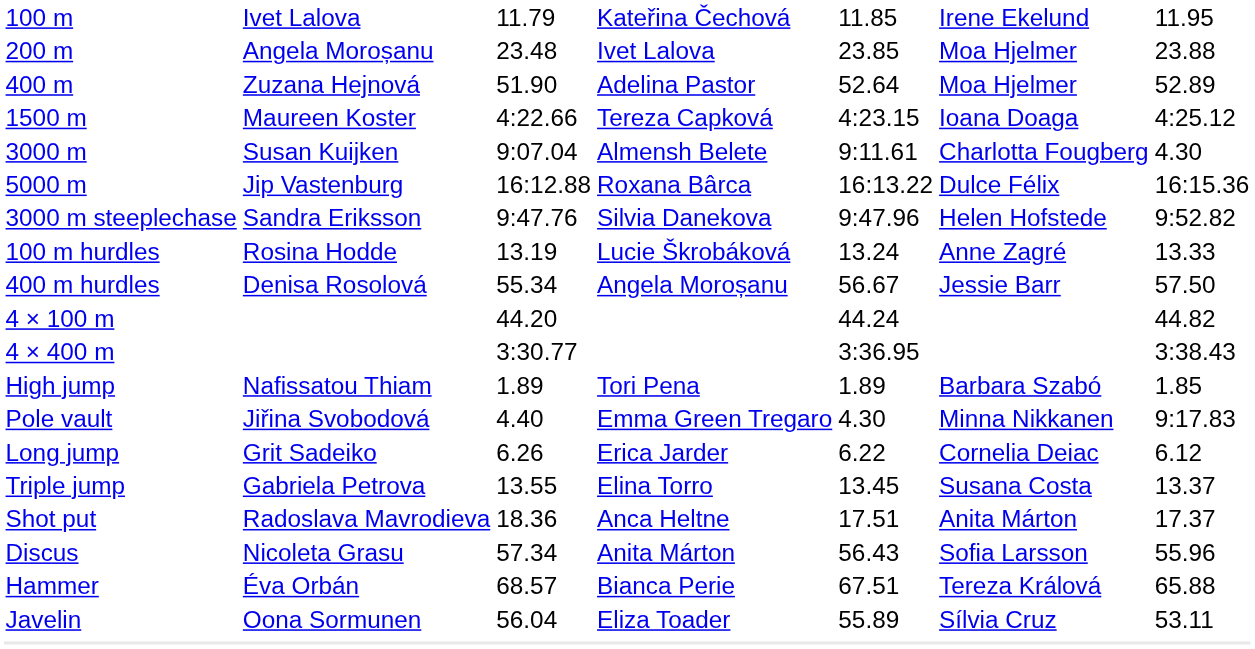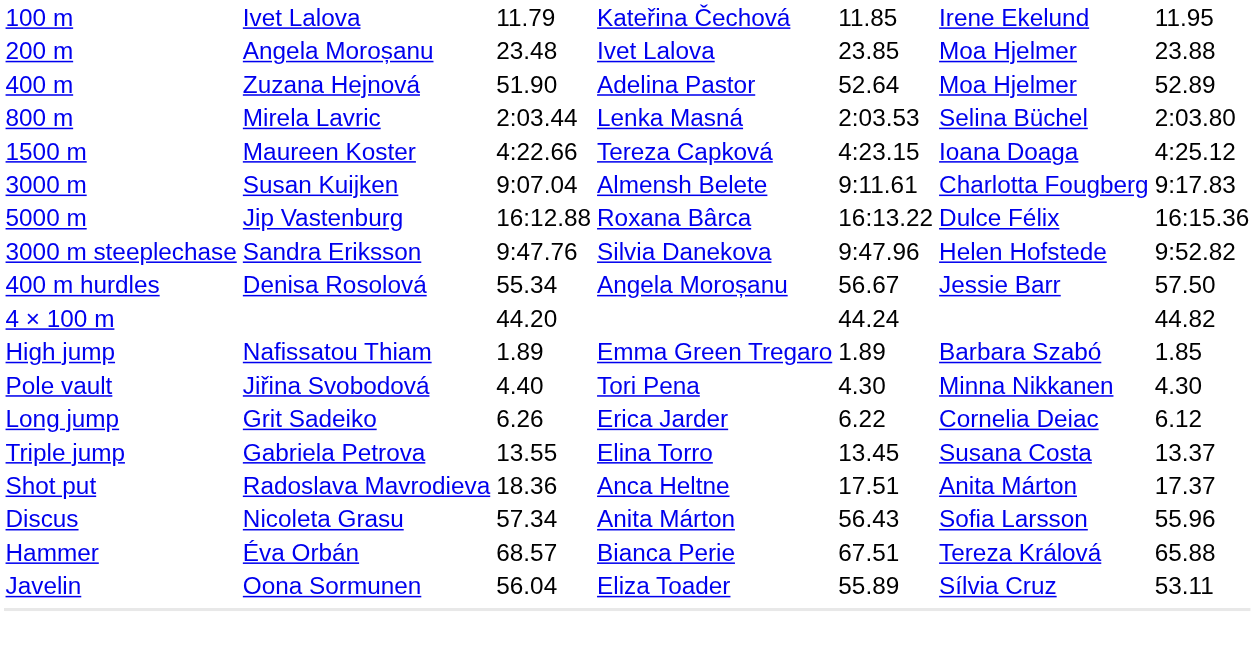+ row: (39, 118)
(1178, 151) 4.30 -> (1195, 185) 9:17.83
- row: (83, 252)
- row: (60, 352)
(648, 385) Tori Pena -> (715, 352) Emma Green Tregaro
(715, 419) Emma Green Tregaro -> (648, 385) Tori Pena
(1195, 419) 9:17.83 -> (1178, 385) 4.30
